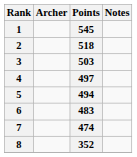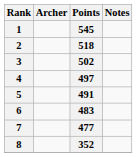(86, 62) 503 -> (86, 62) 502
(86, 95) 494 -> (86, 95) 491
(86, 128) 474 -> (86, 128) 477
